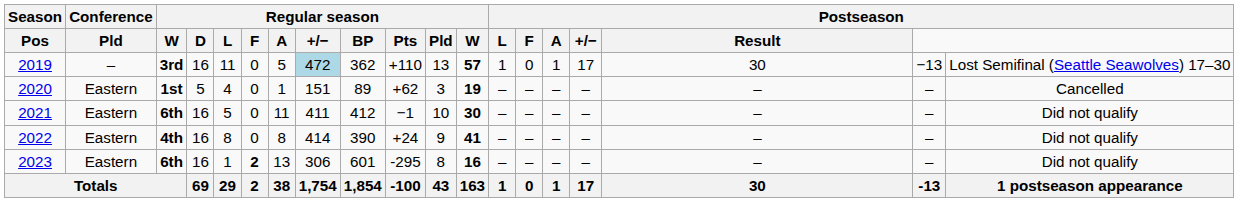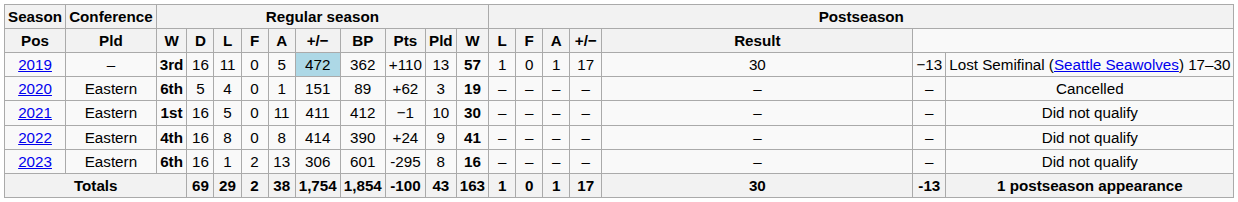(172, 89) 1st -> (172, 89) 6th
(172, 113) 6th -> (172, 113) 1st
(255, 161) bold -> (255, 161) normal
